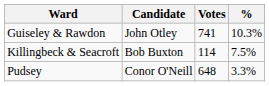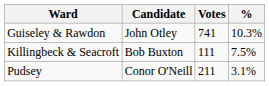(207, 52) 114 -> (207, 52) 111
(207, 71) 648 -> (207, 71) 211
(244, 71) 3.3% -> (244, 71) 3.1%
